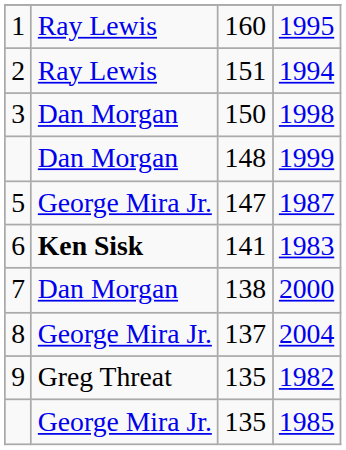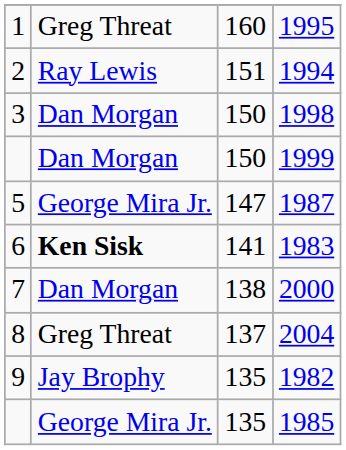(97, 26) Ray Lewis -> (105, 26) Greg Threat
(245, 158) 148 -> (245, 158) 150
(125, 333) George Mira Jr. -> (105, 333) Greg Threat
(105, 377) Greg Threat -> (101, 377) Jay Brophy
